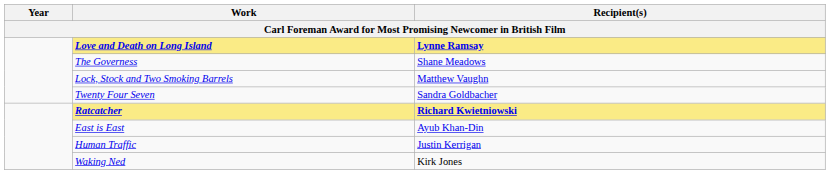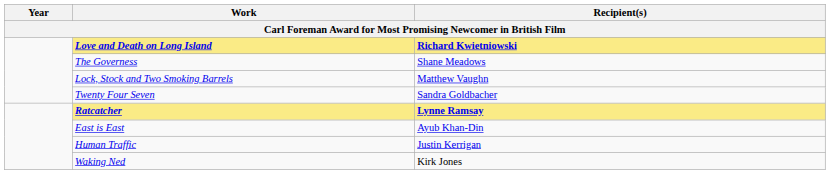(450, 45) Lynne Ramsay -> (467, 45) Richard Kwietniowski
(467, 111) Richard Kwietniowski -> (450, 111) Lynne Ramsay
